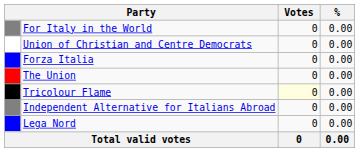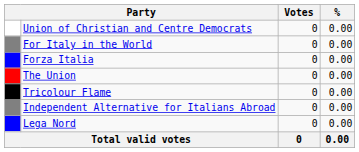rows swapped: (88, 28) <-> (138, 44)
(315, 92) lightyellow background -> (315, 92) no background
